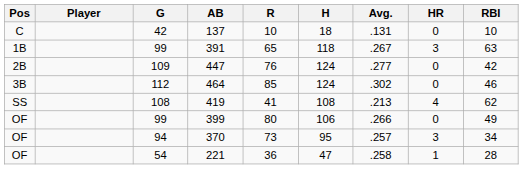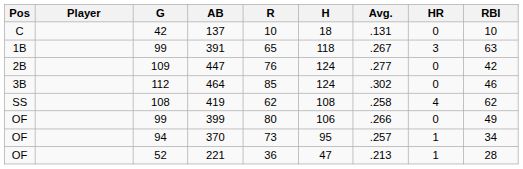(271, 102) 41 -> (271, 102) 62
(381, 102) .213 -> (381, 102) .258
(436, 137) 3 -> (436, 137) 1
(160, 155) 54 -> (160, 155) 52
(381, 155) .258 -> (381, 155) .213
